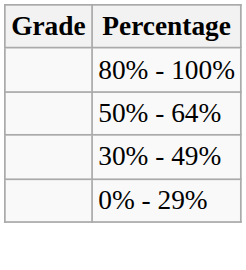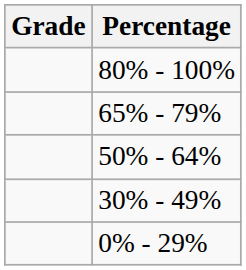+ row: (160, 112)
